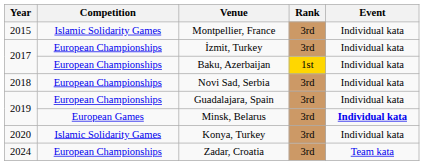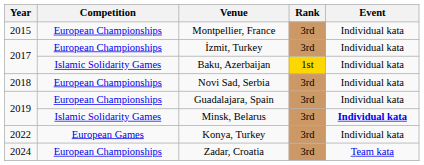(108, 30) Islamic Solidarity Games -> (108, 30) European Championships
(108, 65) European Championships -> (108, 65) Islamic Solidarity Games
(108, 117) European Games -> (108, 117) Islamic Solidarity Games
(21, 134) 2020 -> (21, 134) 2022
(108, 134) Islamic Solidarity Games -> (108, 134) European Games
